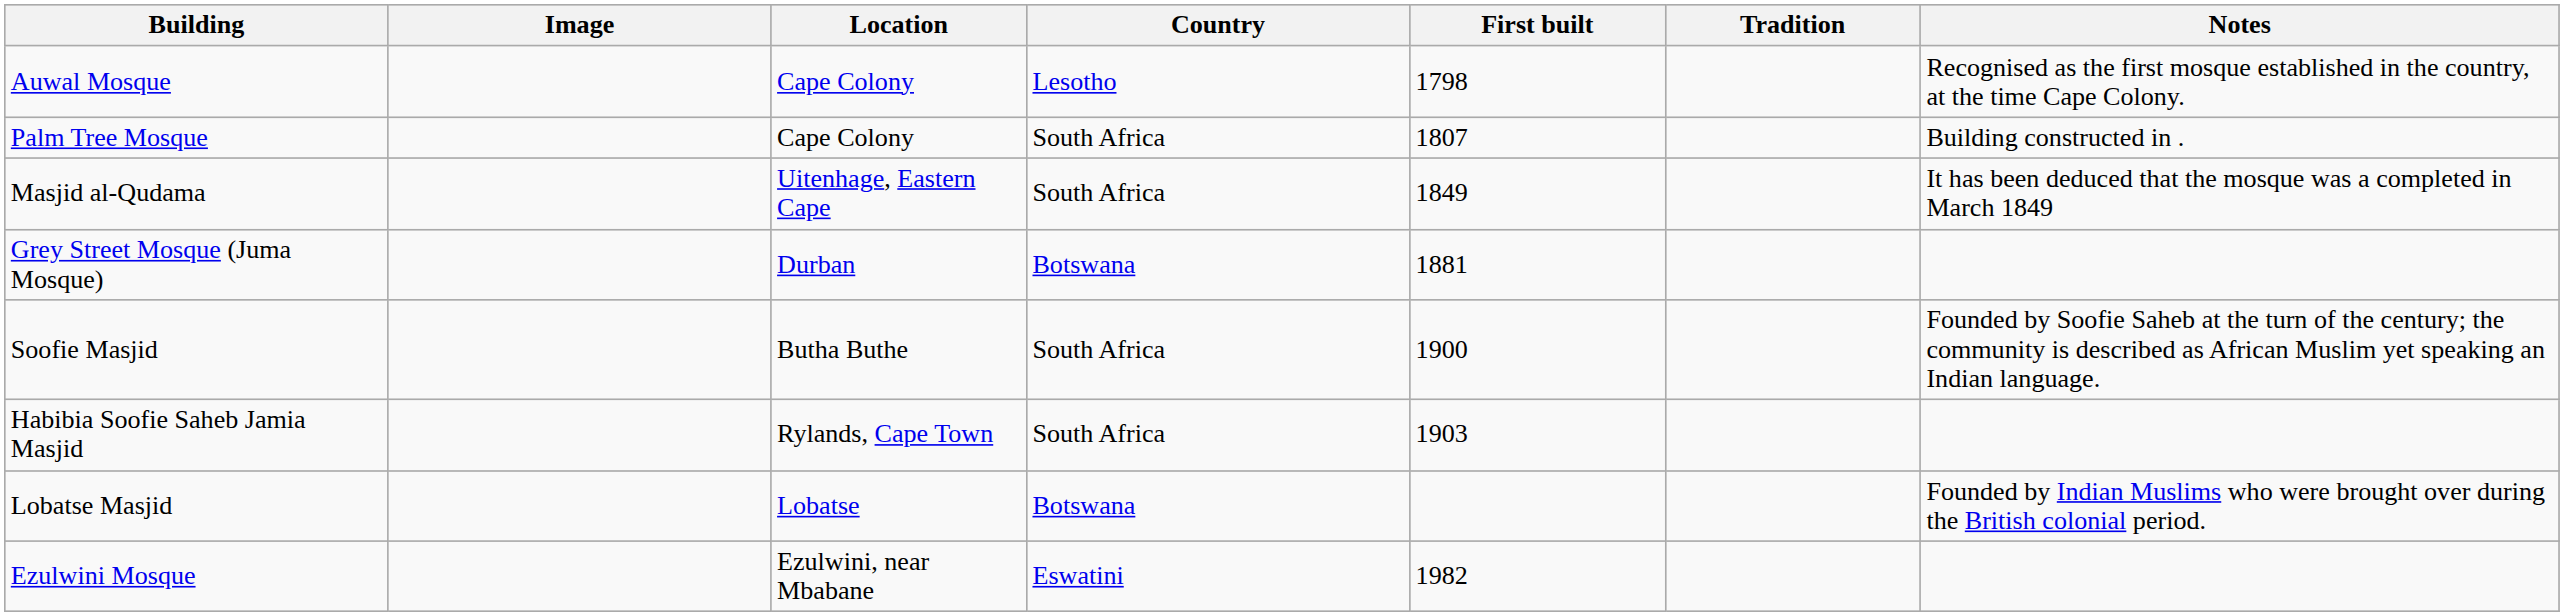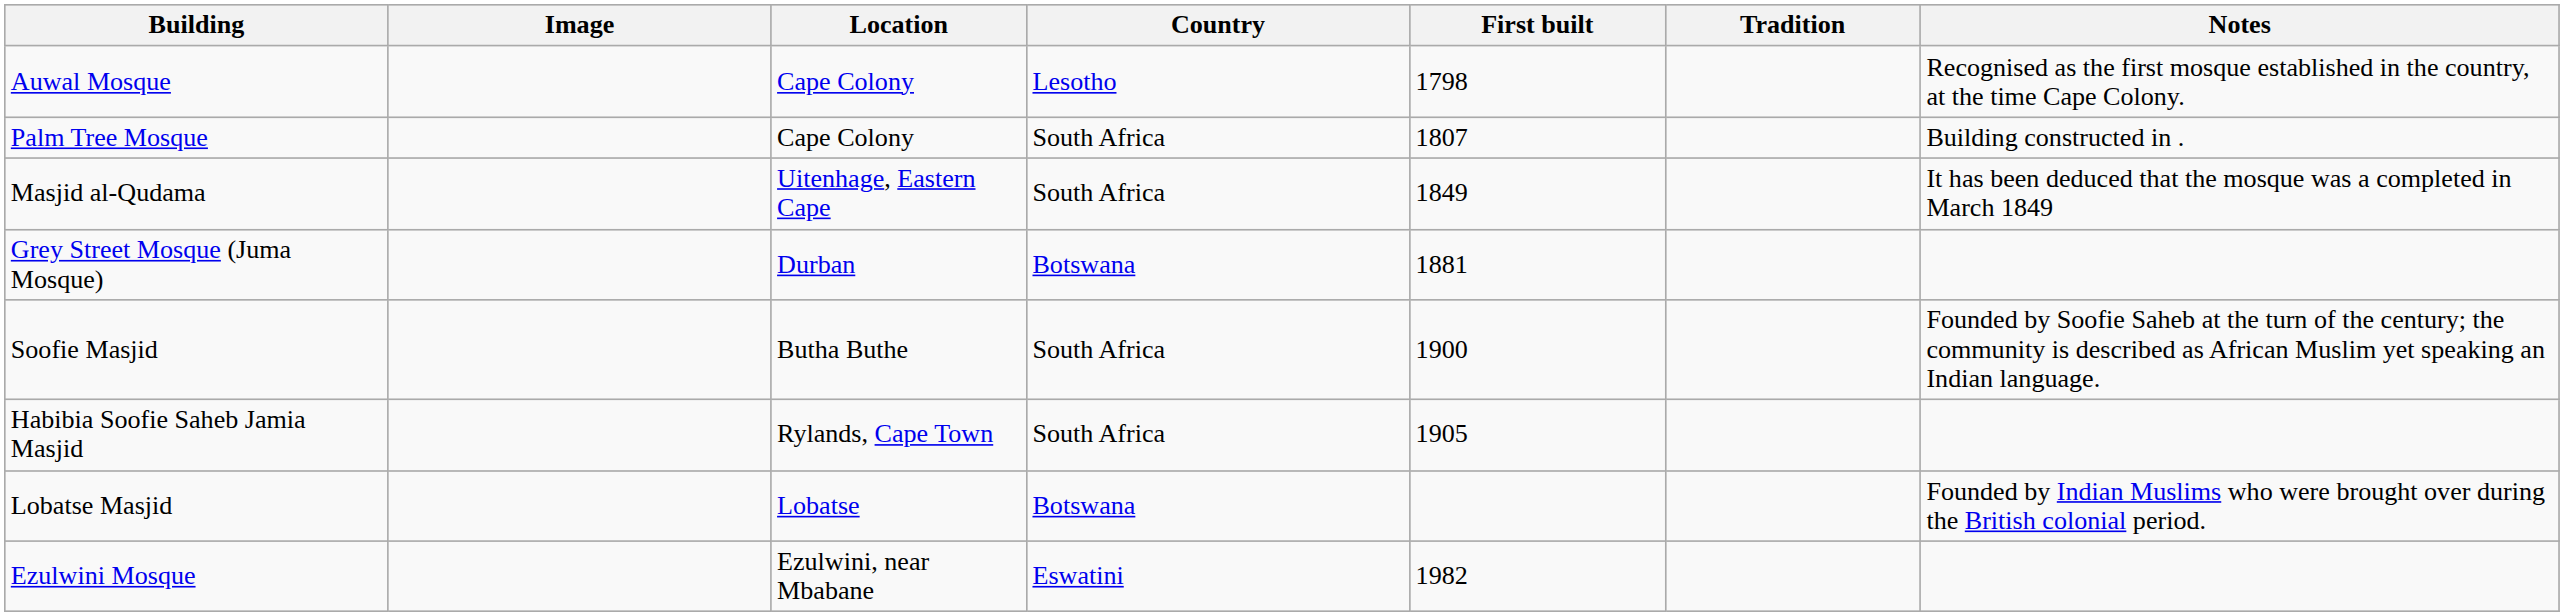(1442, 434) 1903 -> (1442, 434) 1905
